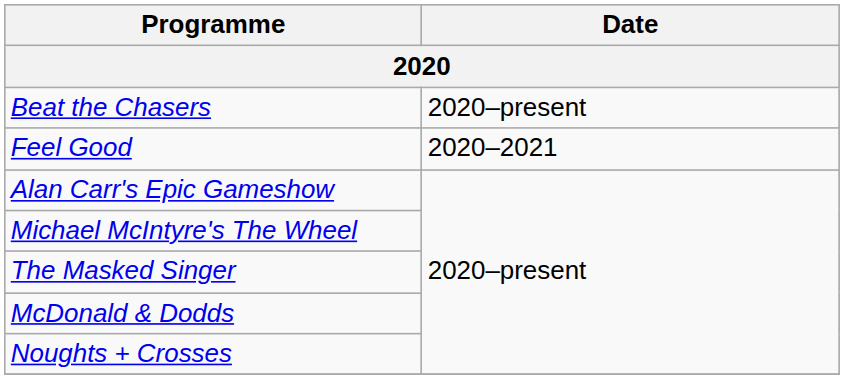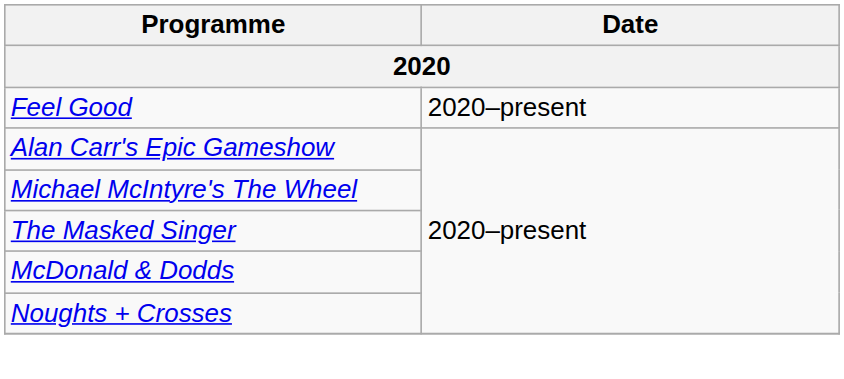- row: (111, 107)
(493, 148) 2020–2021 -> (507, 107) 2020–present
